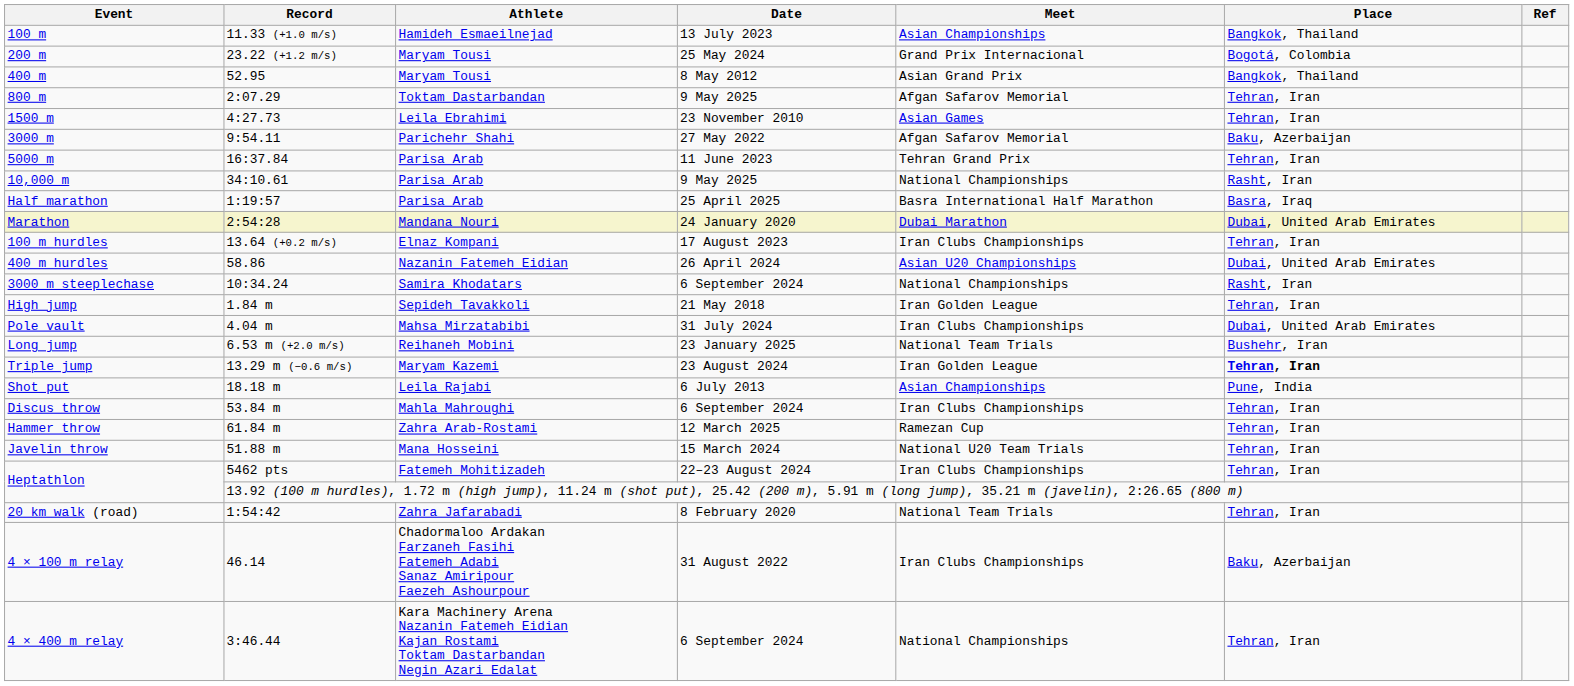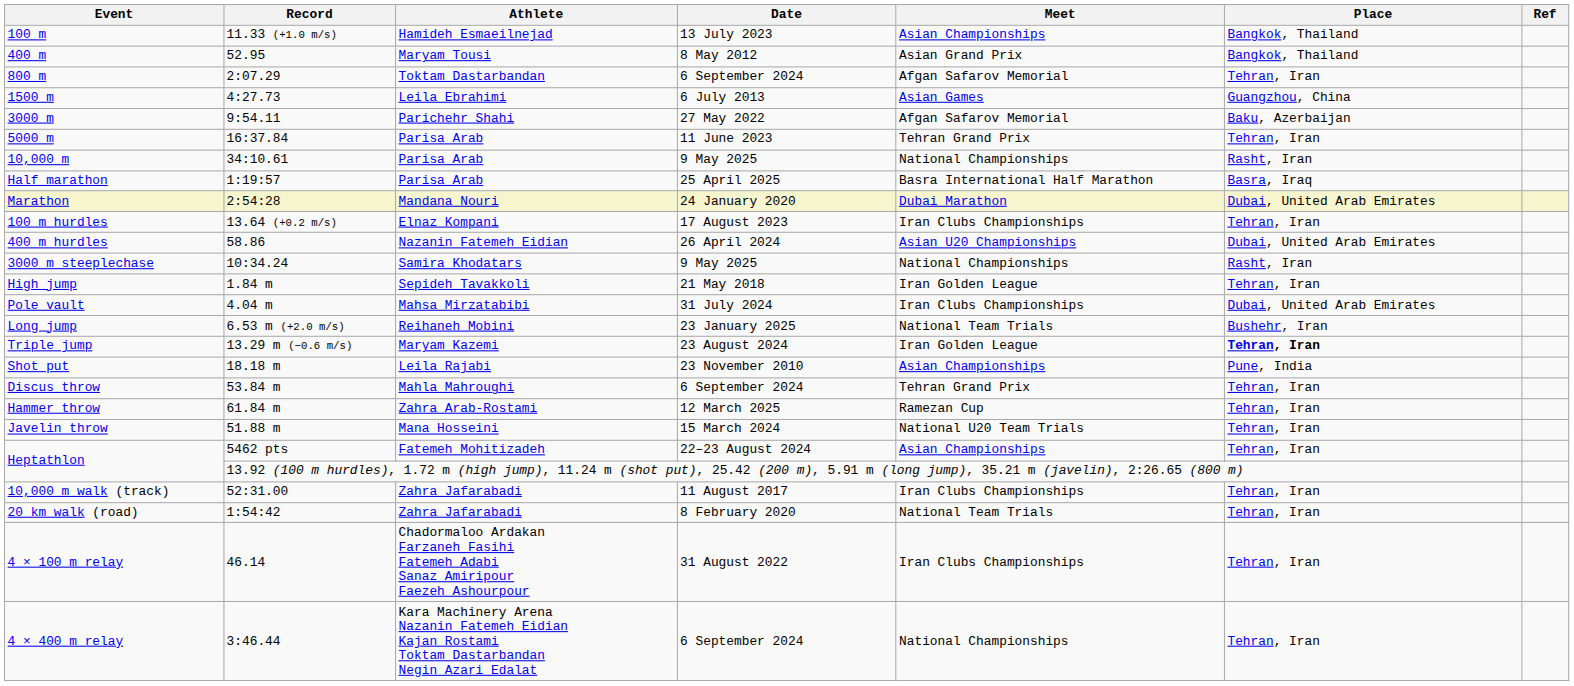- row: (27, 57)
(719, 98) 9 May 2025 -> (742, 77) 6 September 2024
(742, 119) 23 November 2010 -> (722, 98) 6 July 2013
(1274, 119) Tehran, Iran -> (1289, 98) Guangzhou, China
(742, 285) 6 September 2024 -> (719, 264) 9 May 2025
(722, 388) 6 July 2013 -> (742, 368) 23 November 2010
(991, 409) Iran Clubs Championships -> (965, 388) Tehran Grand Prix
(991, 471) Iran Clubs Championships -> (972, 451) Asian Championships
+ row: (89, 492)
(1289, 563) Baku, Azerbaijan -> (1274, 563) Tehran, Iran
